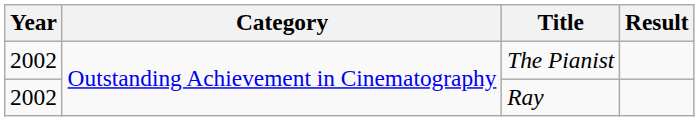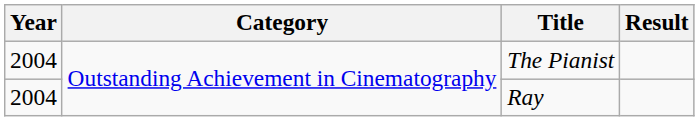(33, 60) 2002 -> (33, 60) 2004
(33, 97) 2002 -> (33, 97) 2004
